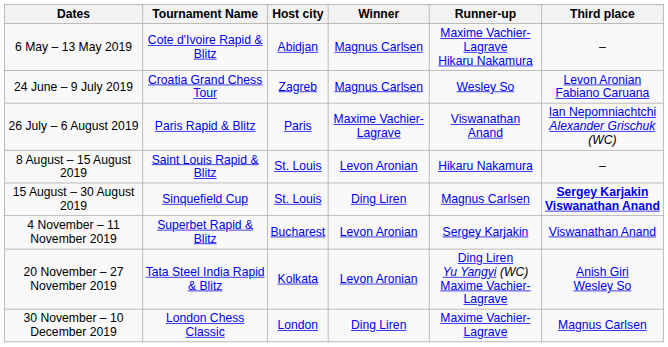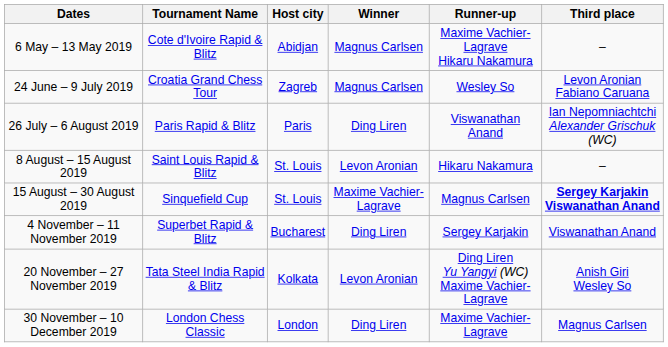(379, 126) Maxime Vachier-Lagrave -> (379, 126) Ding Liren
(379, 199) Ding Liren -> (379, 199) Maxime Vachier-Lagrave
(379, 232) Levon Aronian -> (379, 232) Ding Liren
